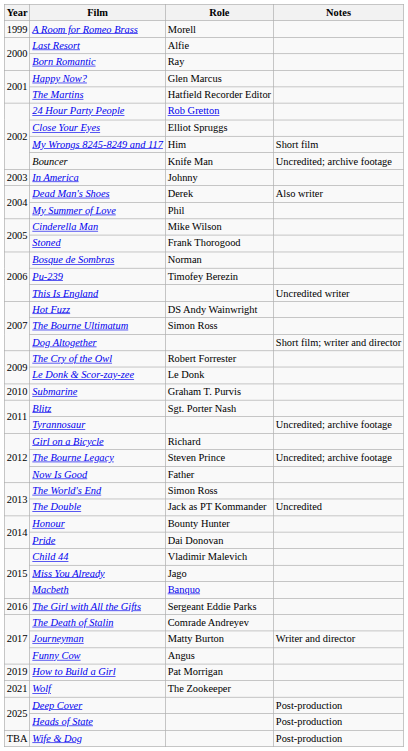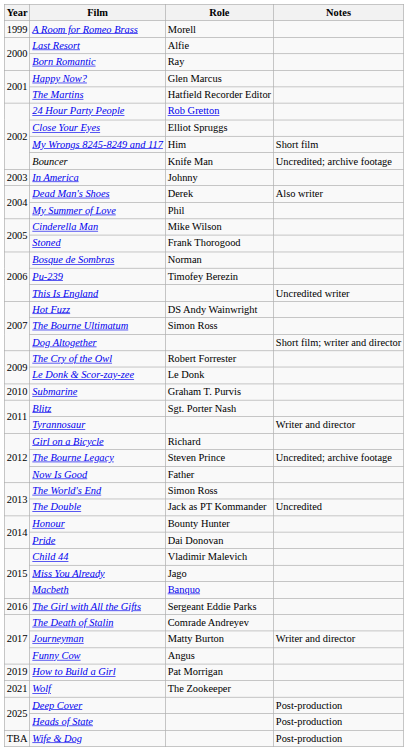(334, 425) Uncredited; archive footage -> (315, 425) Writer and director
